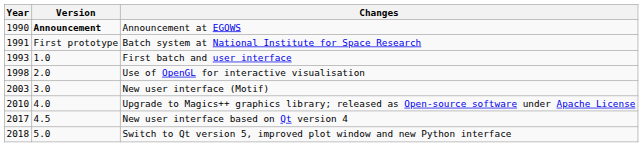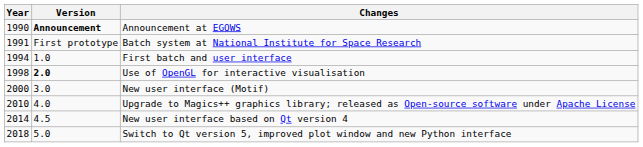(18, 58) 1993 -> (18, 58) 1994
(42, 73) normal -> (42, 73) bold
(18, 88) 2003 -> (18, 88) 2000
(18, 119) 2017 -> (18, 119) 2014
